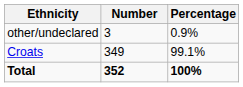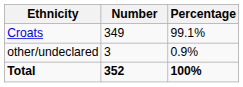rows swapped: (25, 52) <-> (53, 33)
